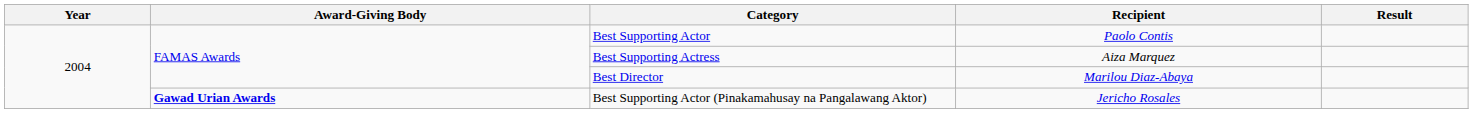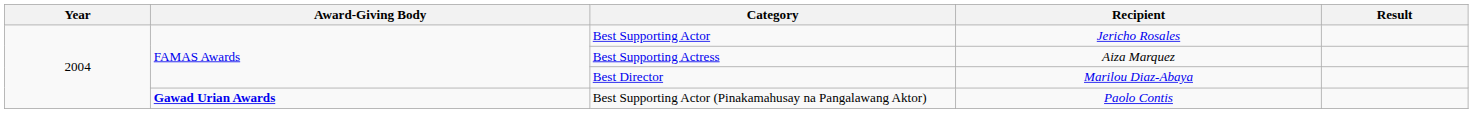(1139, 35) Paolo Contis -> (1138, 35) Jericho Rosales
(1138, 98) Jericho Rosales -> (1139, 98) Paolo Contis
